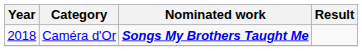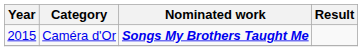(22, 35) 2018 -> (22, 35) 2015
